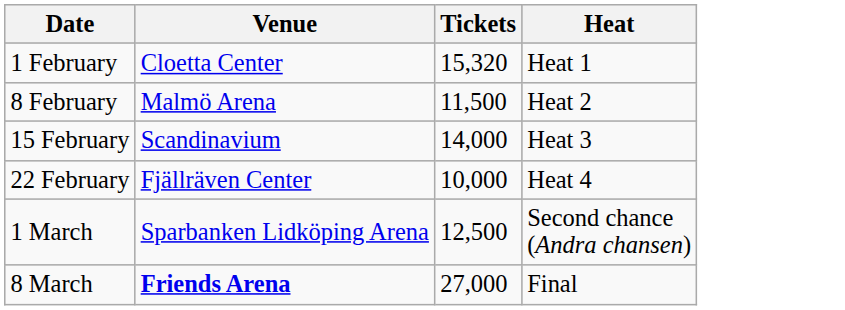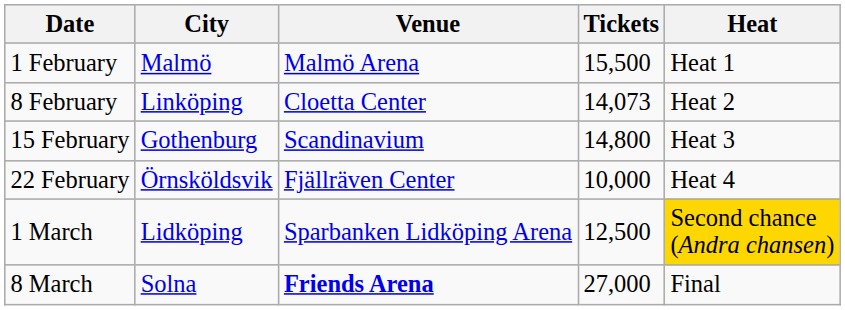+ column: (207, 23)
(212, 62) Cloetta Center -> (352, 62) Malmö Arena
(474, 62) 15,320 -> (617, 62) 15,500
(208, 101) Malmö Arena -> (355, 101) Cloetta Center
(473, 101) 11,500 -> (617, 101) 14,073
(474, 140) 14,000 -> (617, 140) 14,800
(609, 231) no background -> (752, 231) gold background
